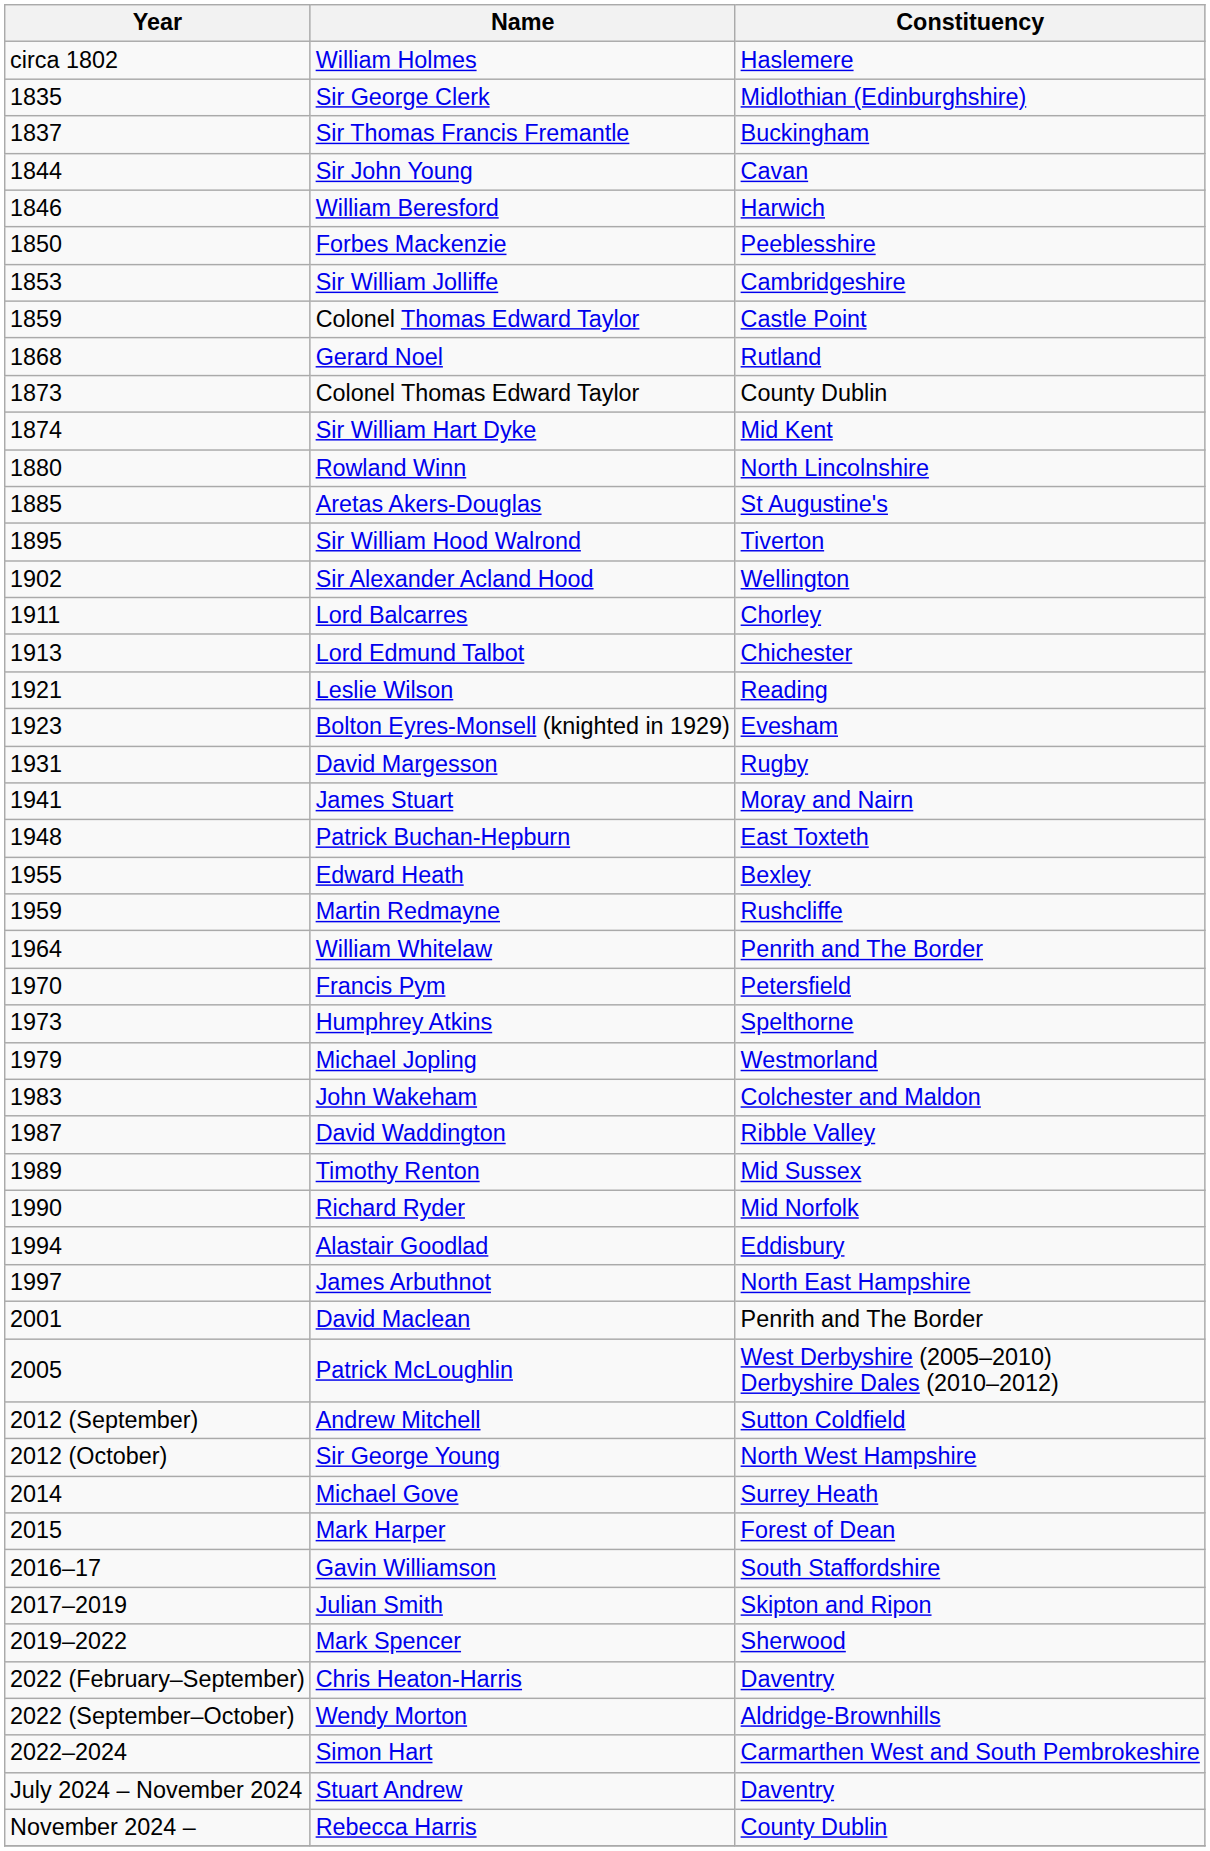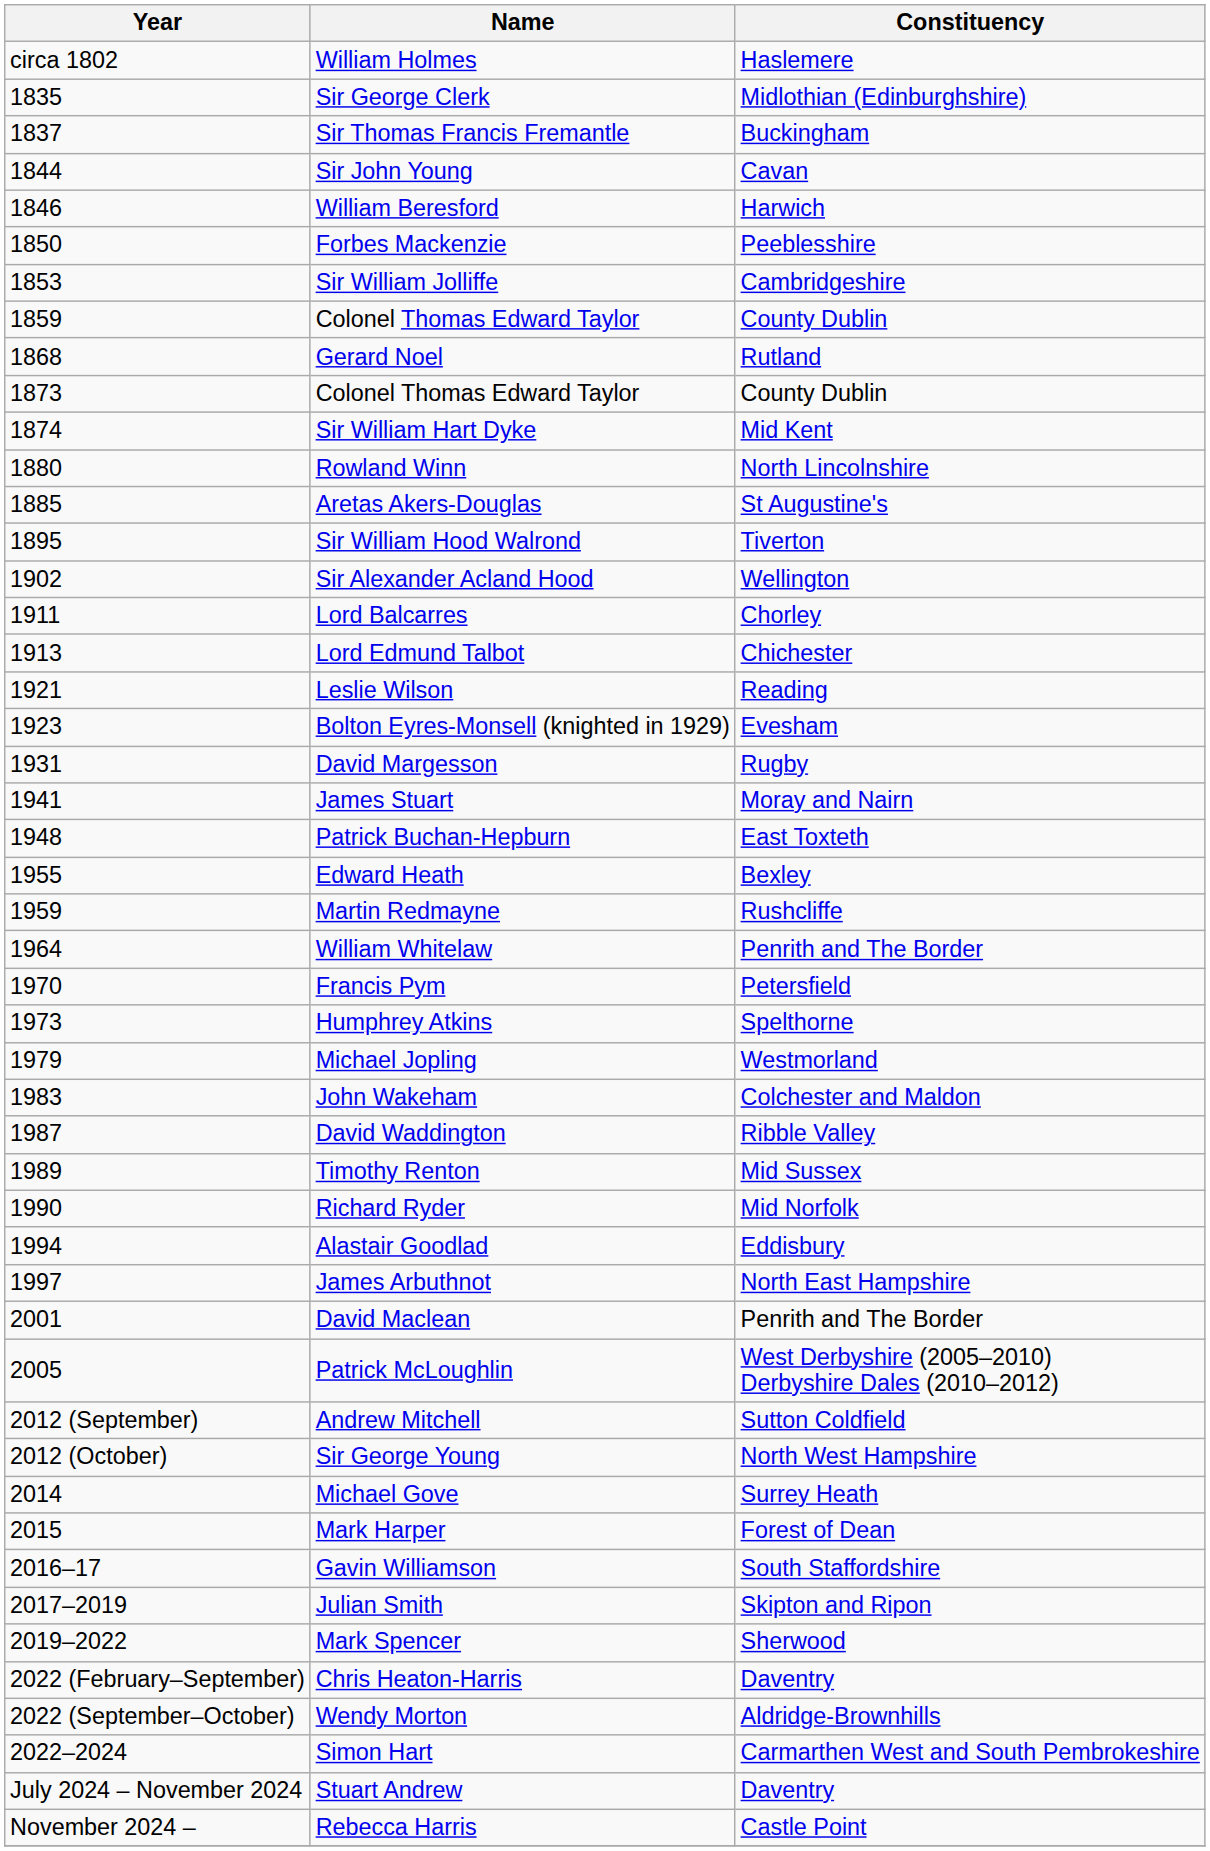(804, 319) Castle Point -> (814, 319) County Dublin
(814, 1827) County Dublin -> (804, 1827) Castle Point
